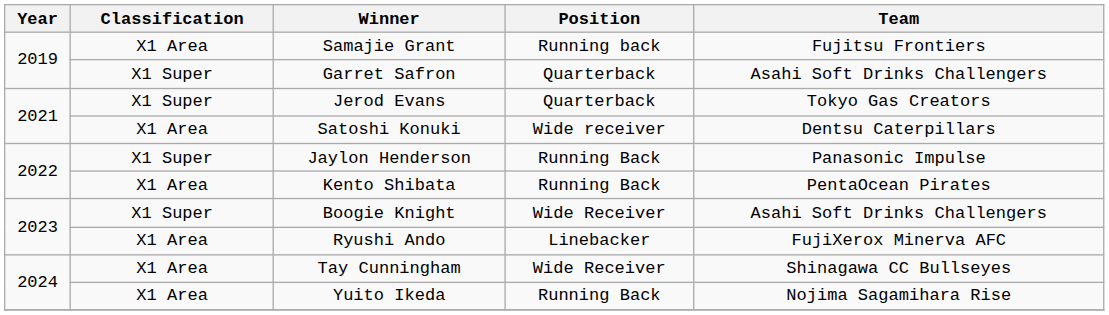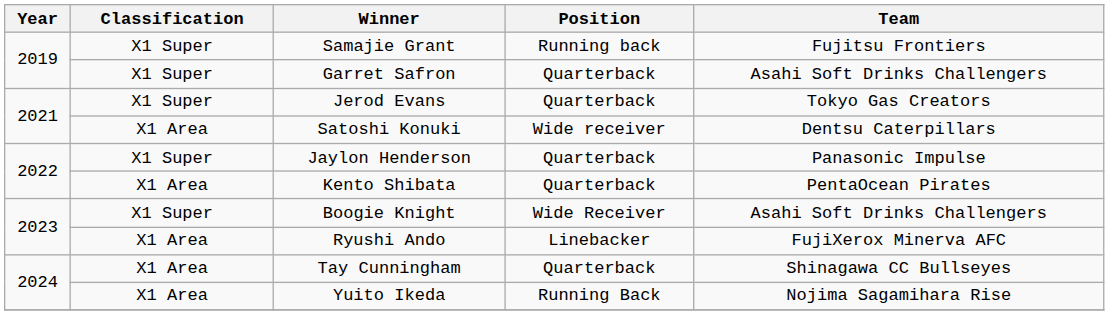(172, 46) X1 Area -> (172, 46) X1 Super
(599, 157) Running Back -> (599, 157) Quarterback
(599, 185) Running Back -> (599, 185) Quarterback
(599, 268) Wide Receiver -> (599, 268) Quarterback
